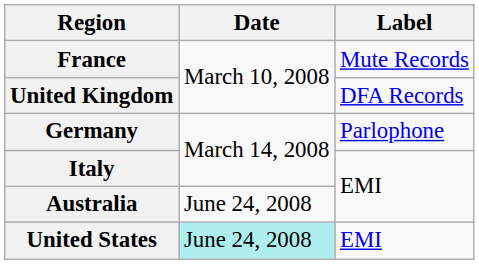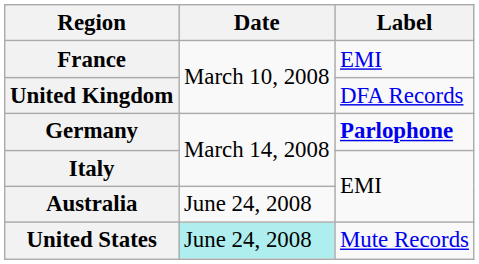(404, 58) Mute Records -> (361, 58) EMI
(392, 131) normal -> (397, 131) bold
(361, 240) EMI -> (404, 240) Mute Records
